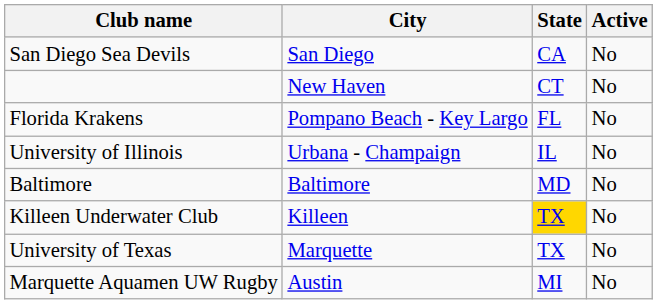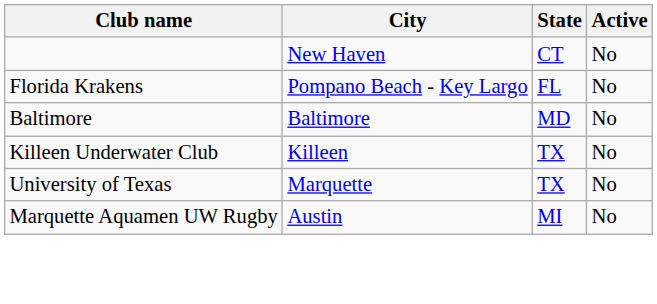- row: (100, 53)
- row: (96, 151)
(551, 217) gold background -> (551, 151) no background
